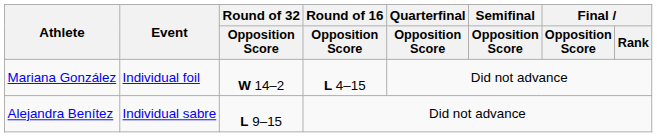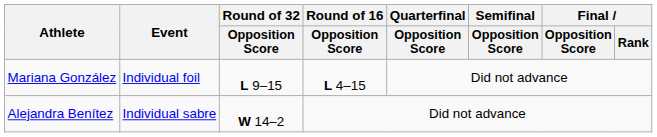(261, 85) W 14–2 -> (261, 85) L 9–15
(261, 121) L 9–15 -> (261, 121) W 14–2
